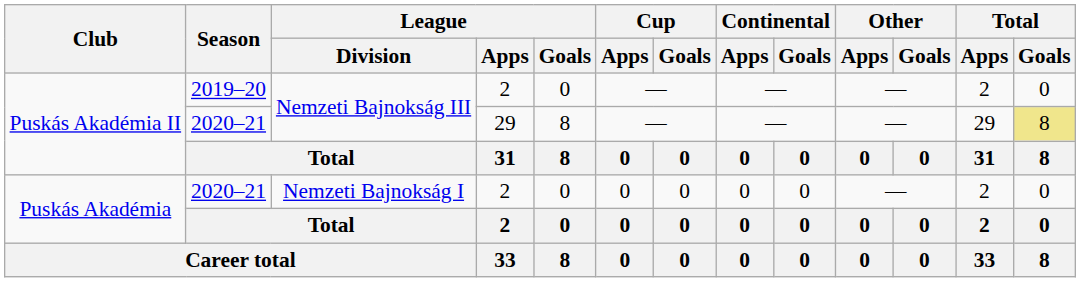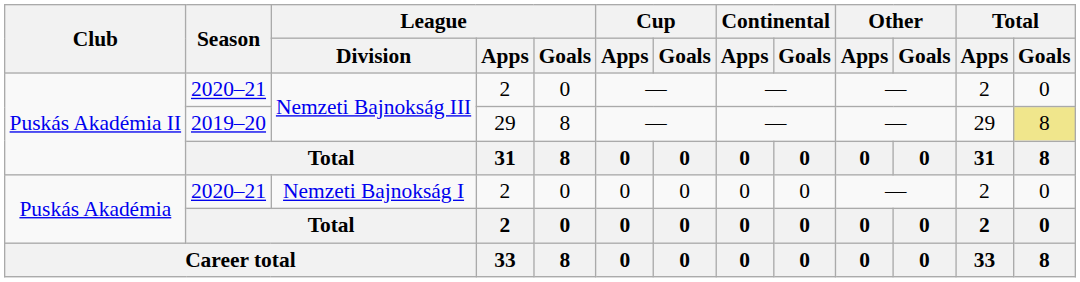(229, 89) 2019–20 -> (229, 89) 2020–21
(229, 123) 2020–21 -> (229, 123) 2019–20
